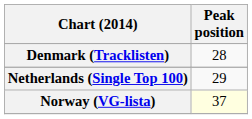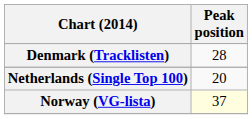(219, 78) 29 -> (219, 78) 20
